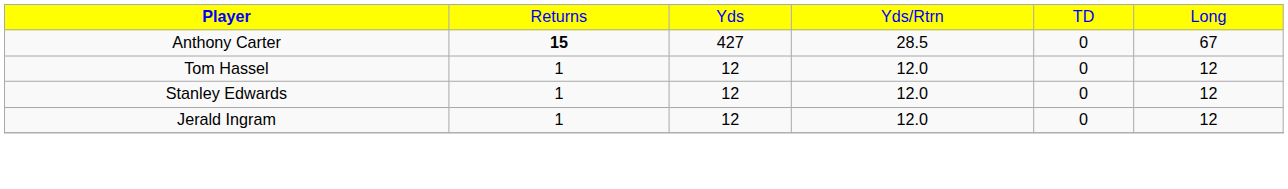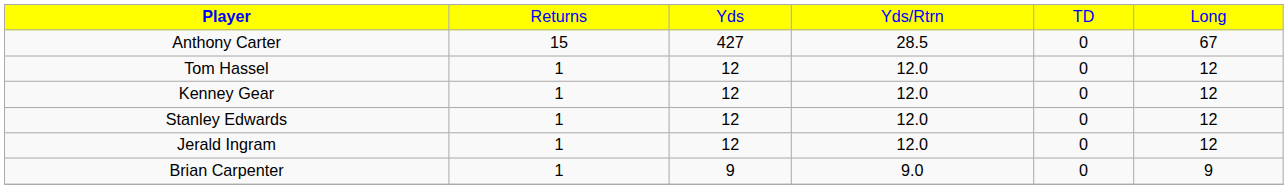(559, 42) bold -> (559, 42) normal
+ row: (226, 94)
+ row: (226, 171)
